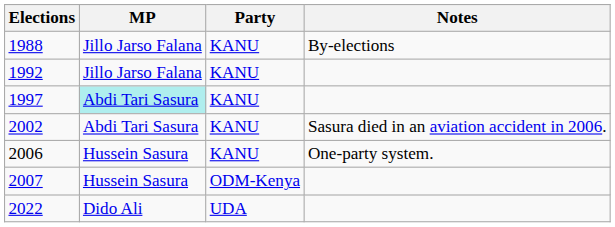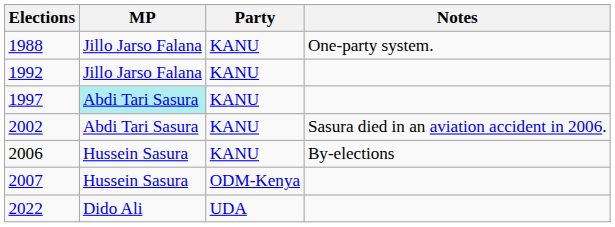(351, 45) By-elections -> (371, 45) One-party system.
(371, 153) One-party system. -> (351, 153) By-elections
